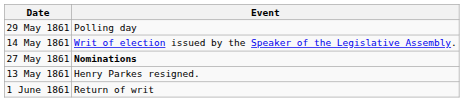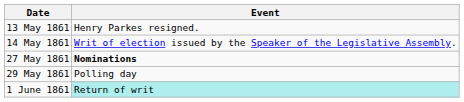rows swapped: (38, 74) <-> (38, 28)
(114, 89) no background -> (114, 89) paleturquoise background
